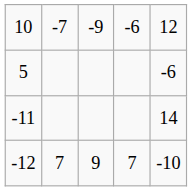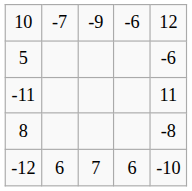(168, 117) 14 -> (168, 95) 11
+ row: (23, 131)
(60, 163) 7 -> (60, 167) 6
(96, 163) 9 -> (96, 167) 7
(132, 163) 7 -> (132, 167) 6
